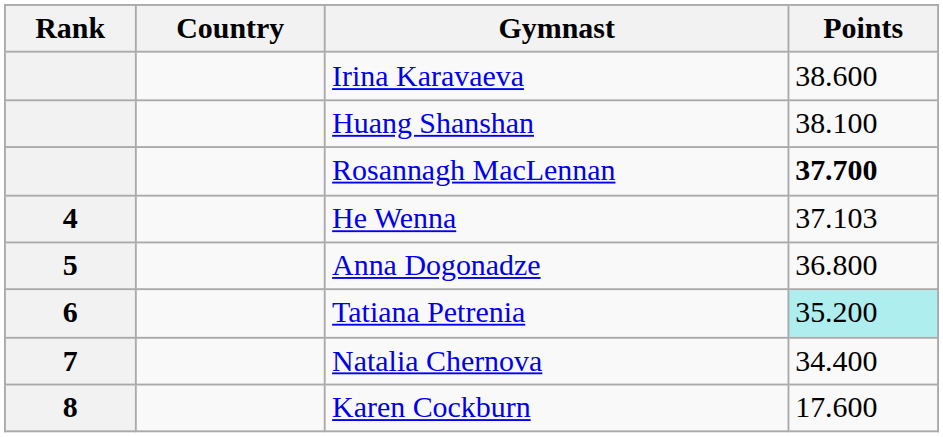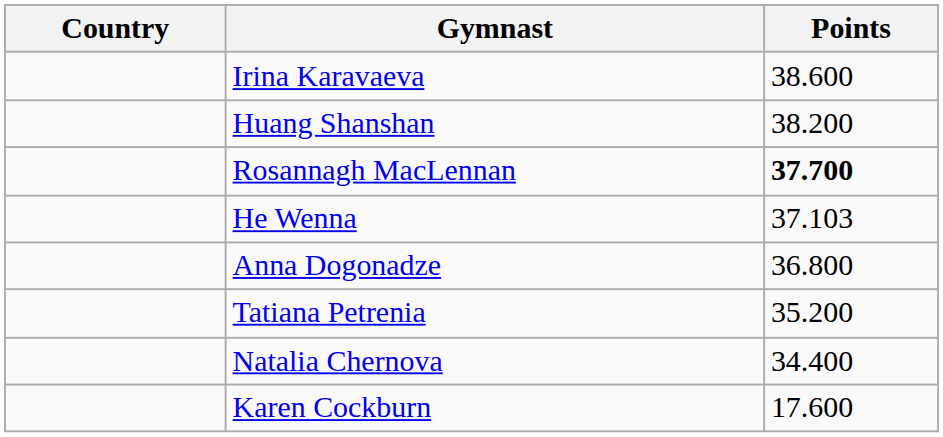- column: (70, 28)
(836, 123) 38.100 -> (812, 123) 38.200
(836, 312) paleturquoise background -> (812, 312) no background
